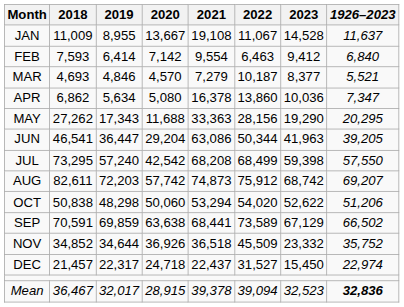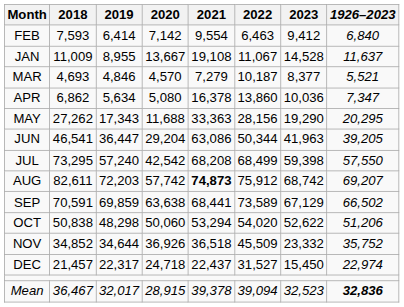rows swapped: (27, 35) <-> (27, 56)
(211, 181) normal -> (211, 181) bold
rows swapped: (27, 222) <-> (27, 202)
